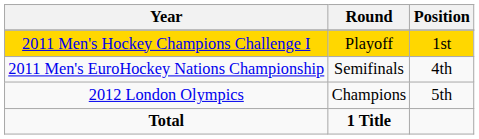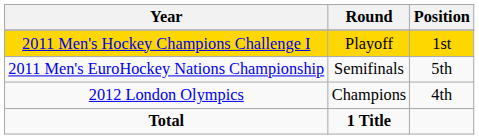(442, 69) 4th -> (442, 69) 5th
(442, 95) 5th -> (442, 95) 4th
